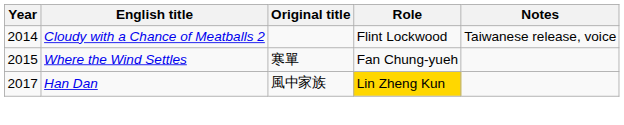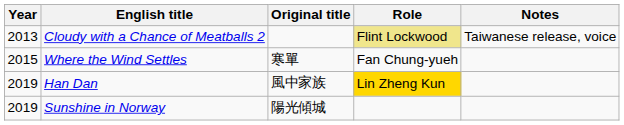(23, 36) 2014 -> (23, 36) 2013
(402, 36) no background -> (402, 36) khaki background
(23, 83) 2017 -> (23, 83) 2019
+ row: (105, 107)
